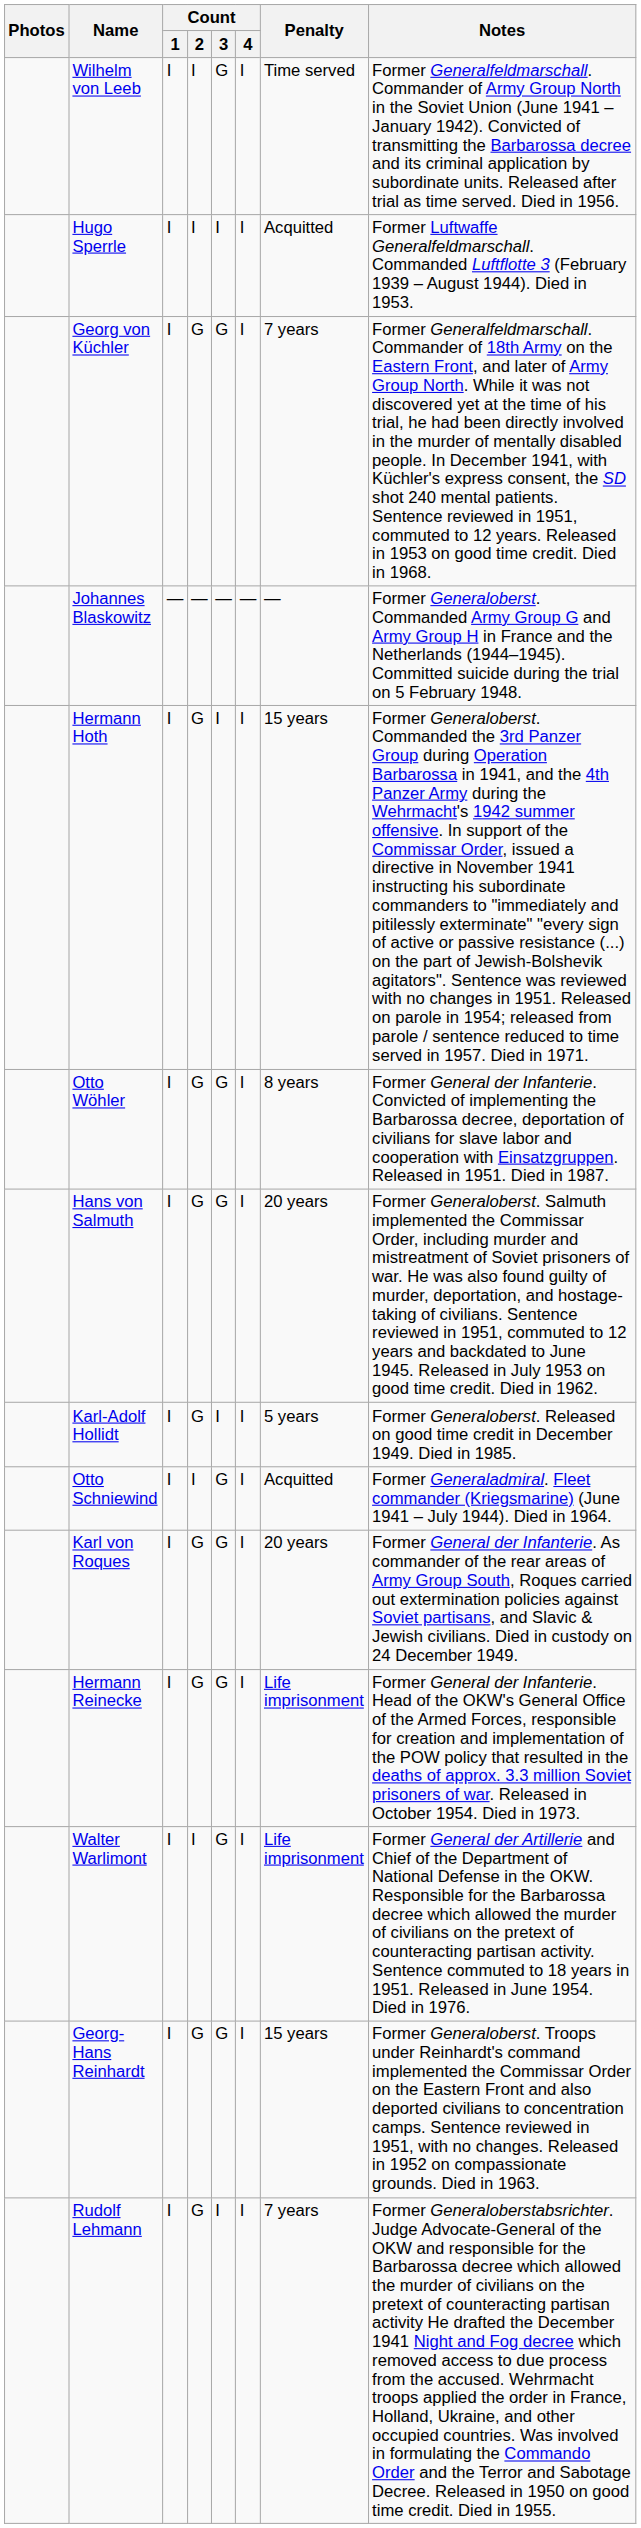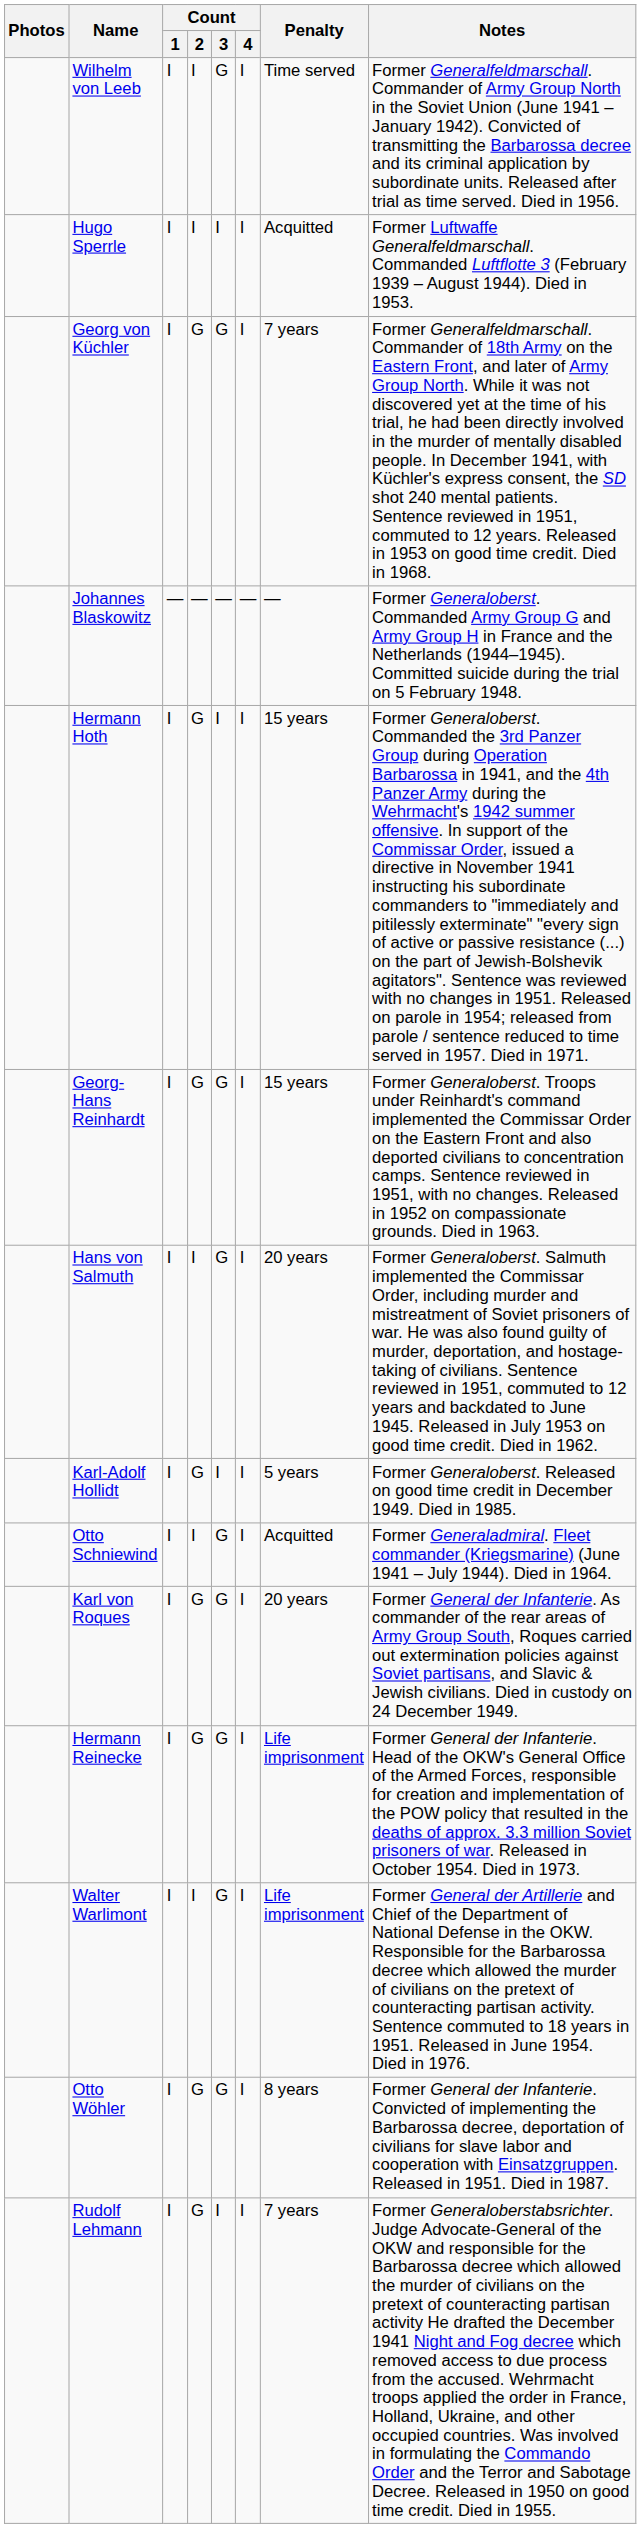rows swapped: (108, 2053) <-> (99, 1091)
(198, 1202) G -> (193, 1258) I
